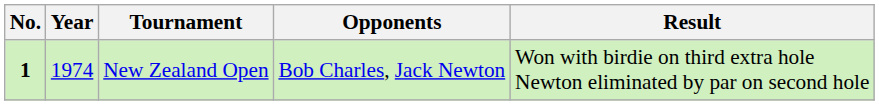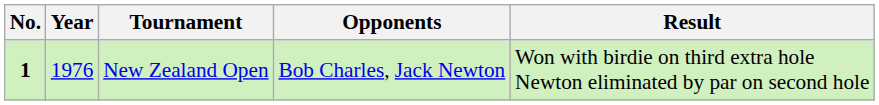(72, 69) 1974 -> (72, 69) 1976
